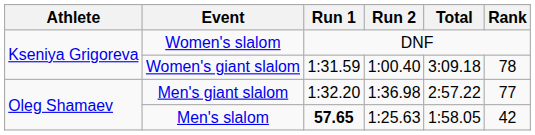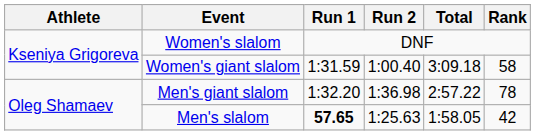(507, 68) 78 -> (507, 68) 58
(507, 93) 77 -> (507, 93) 78
